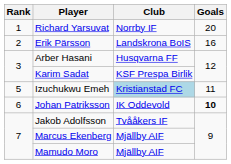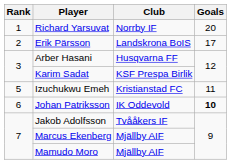(210, 43) 16 -> (210, 43) 17
(149, 89) lightblue background -> (149, 89) no background
